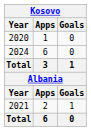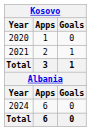rows swapped: (19, 106) <-> (19, 52)
